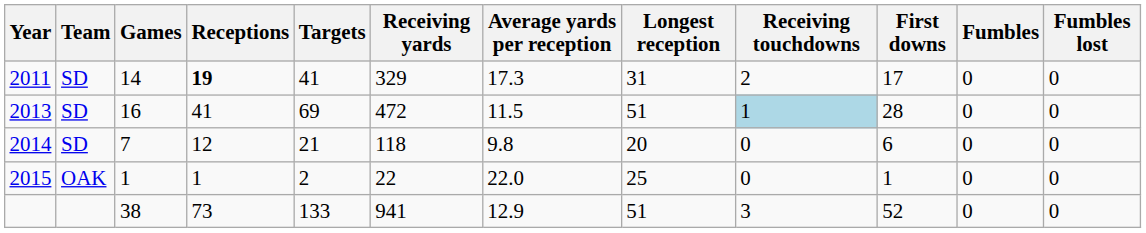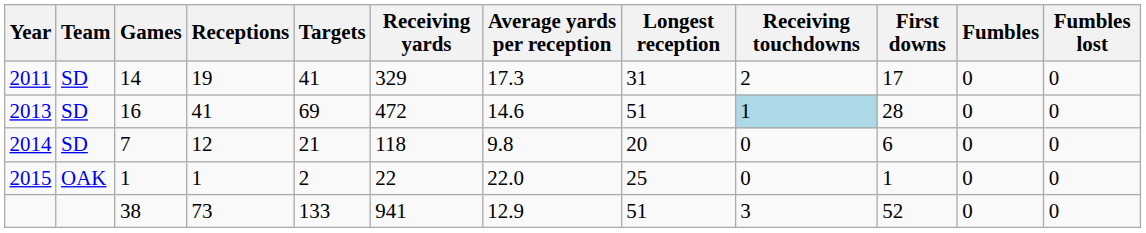(202, 77) bold -> (202, 77) normal
(505, 111) 11.5 -> (506, 111) 14.6
